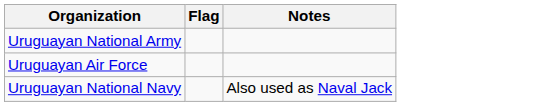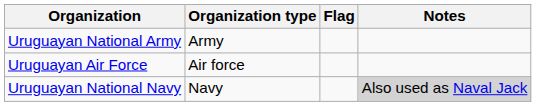+ column: (252, 16)
(309, 88) no background -> (445, 88) lightgrey background
